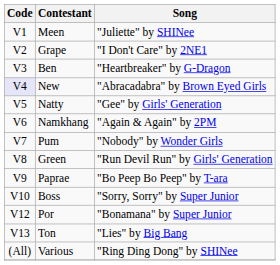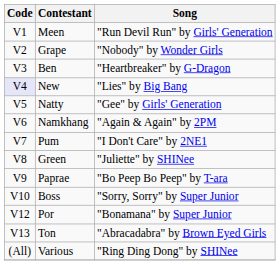(146, 31) "Juliette" by SHINee -> (185, 31) "Run Devil Run" by Girls' Generation
(152, 50) "I Don't Care" by 2NE1 -> (160, 50) "Nobody" by Wonder Girls
(182, 86) "Abracadabra" by Brown Eyed Girls -> (142, 86) "Lies" by Big Bang
(160, 141) "Nobody" by Wonder Girls -> (152, 141) "I Don't Care" by 2NE1
(185, 159) "Run Devil Run" by Girls' Generation -> (146, 159) "Juliette" by SHINee
(142, 232) "Lies" by Big Bang -> (182, 232) "Abracadabra" by Brown Eyed Girls
